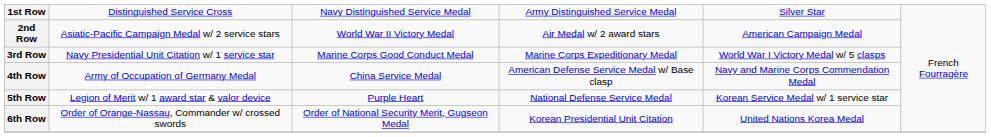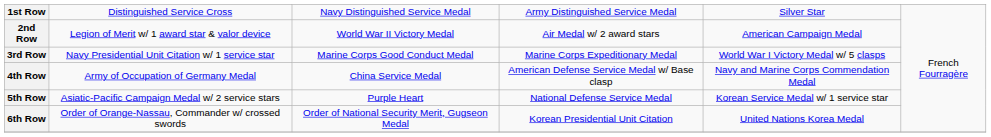(170, 33) Asiatic-Pacific Campaign Medal w/ 2 service stars -> (170, 33) Legion of Merit w/ 1 award star & valor device
(170, 97) Legion of Merit w/ 1 award star & valor device -> (170, 97) Asiatic-Pacific Campaign Medal w/ 2 service stars
